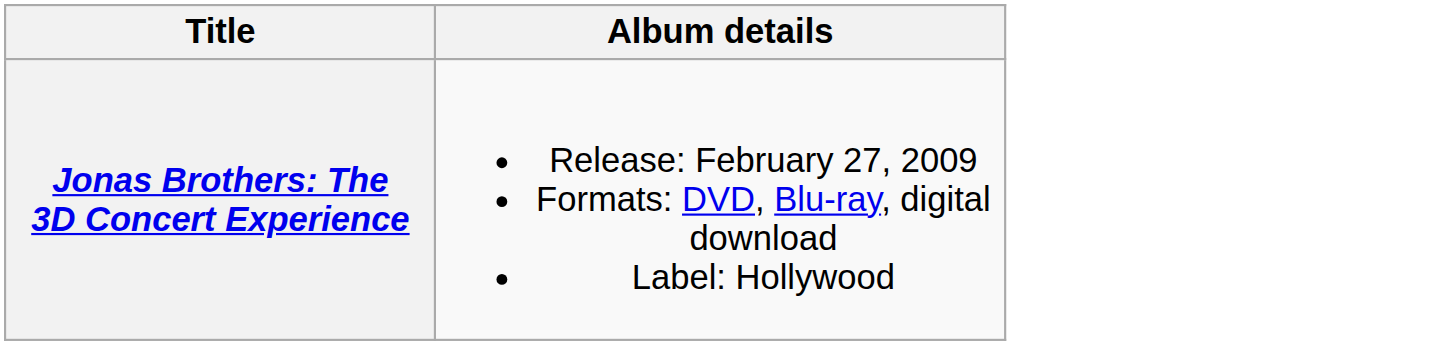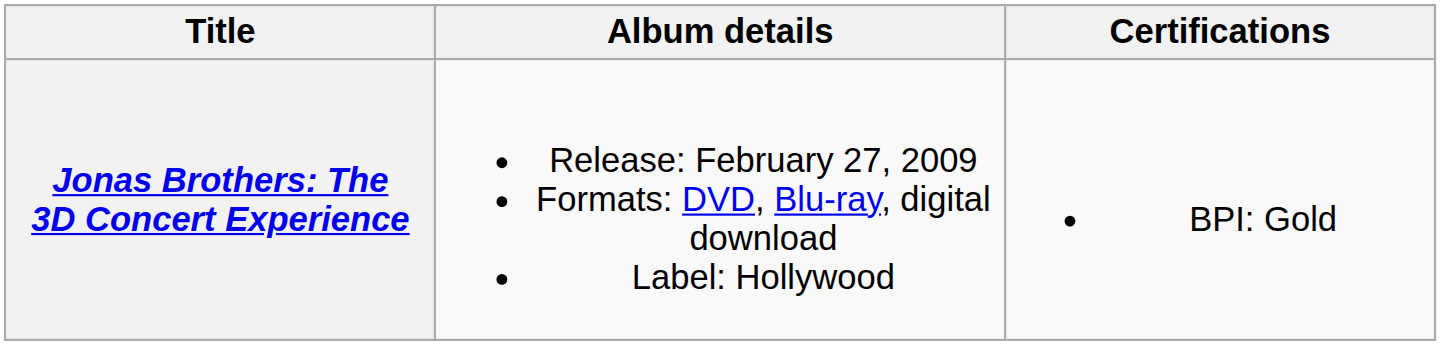+ column: (1220, 31)
